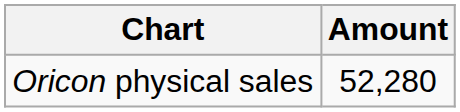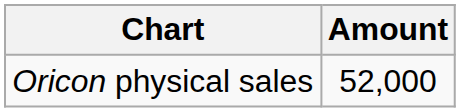(388, 80) 52,280 -> (388, 80) 52,000
